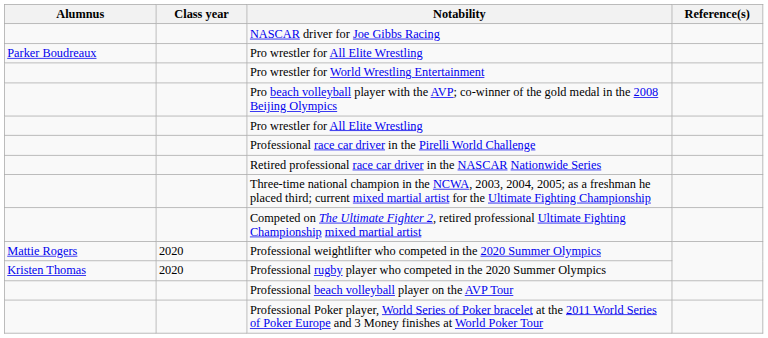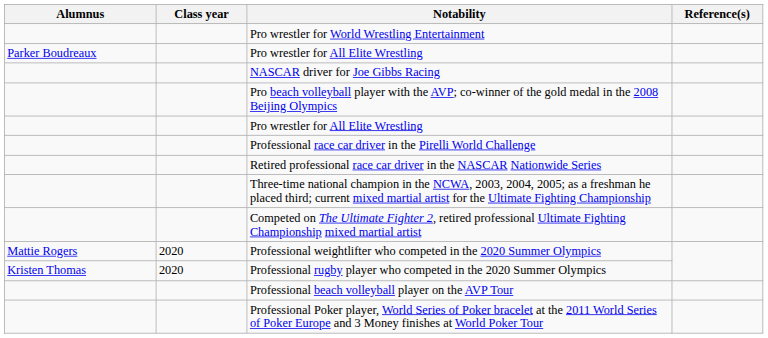rows swapped: (80, 34) <-> (80, 73)
